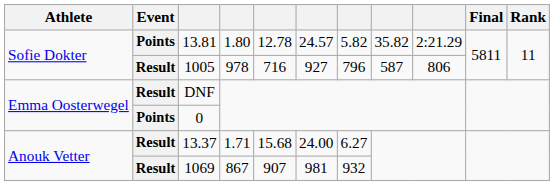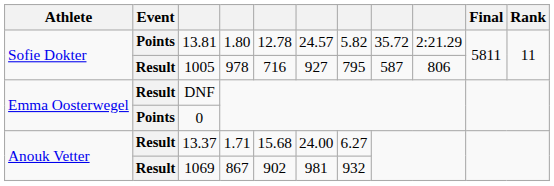(392, 42) 35.82 -> (392, 42) 35.72
(354, 67) 796 -> (354, 67) 795
(275, 168) 907 -> (275, 168) 902
